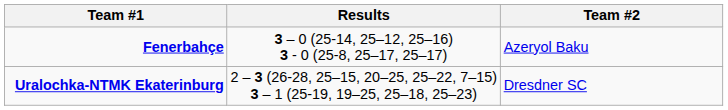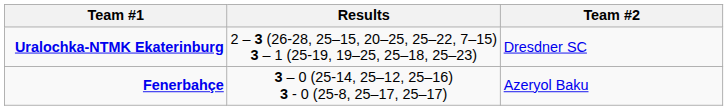rows swapped: (183, 46) <-> (119, 85)
